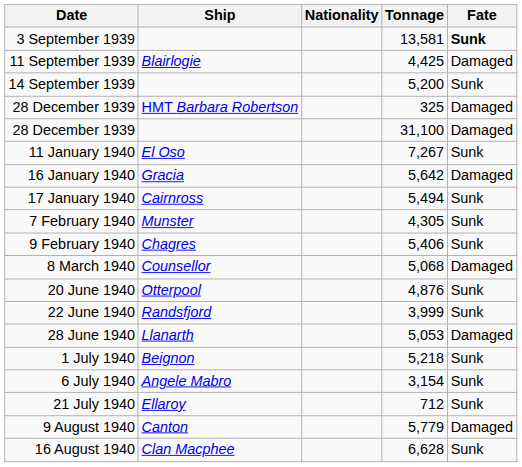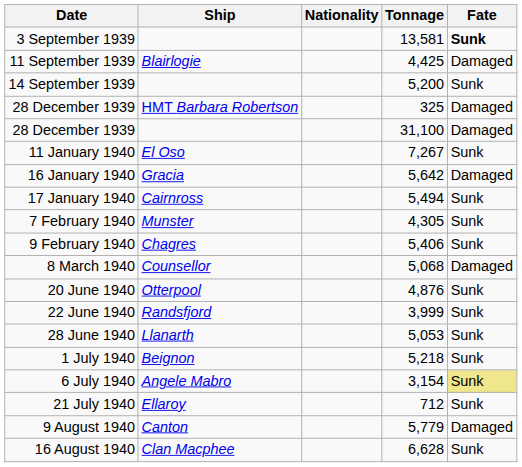(482, 335) Damaged -> (467, 335) Sunk
(467, 381) no background -> (467, 381) khaki background
